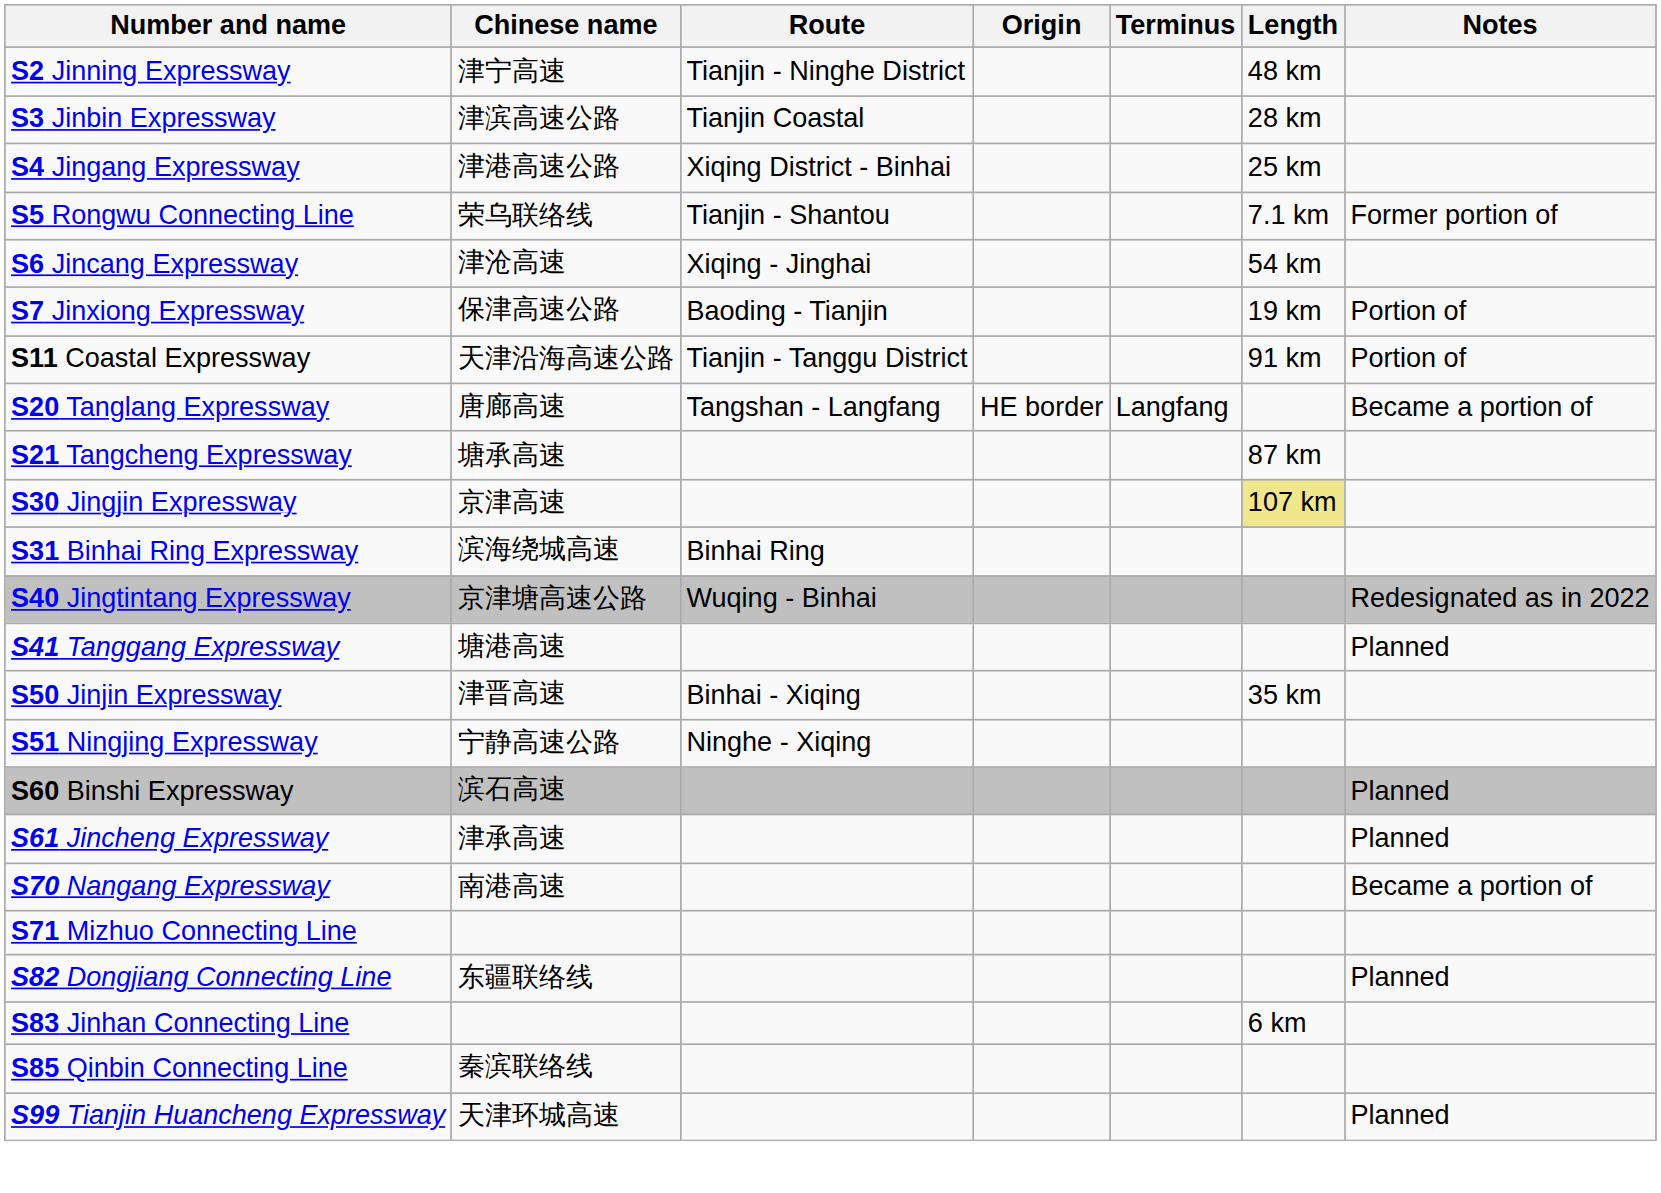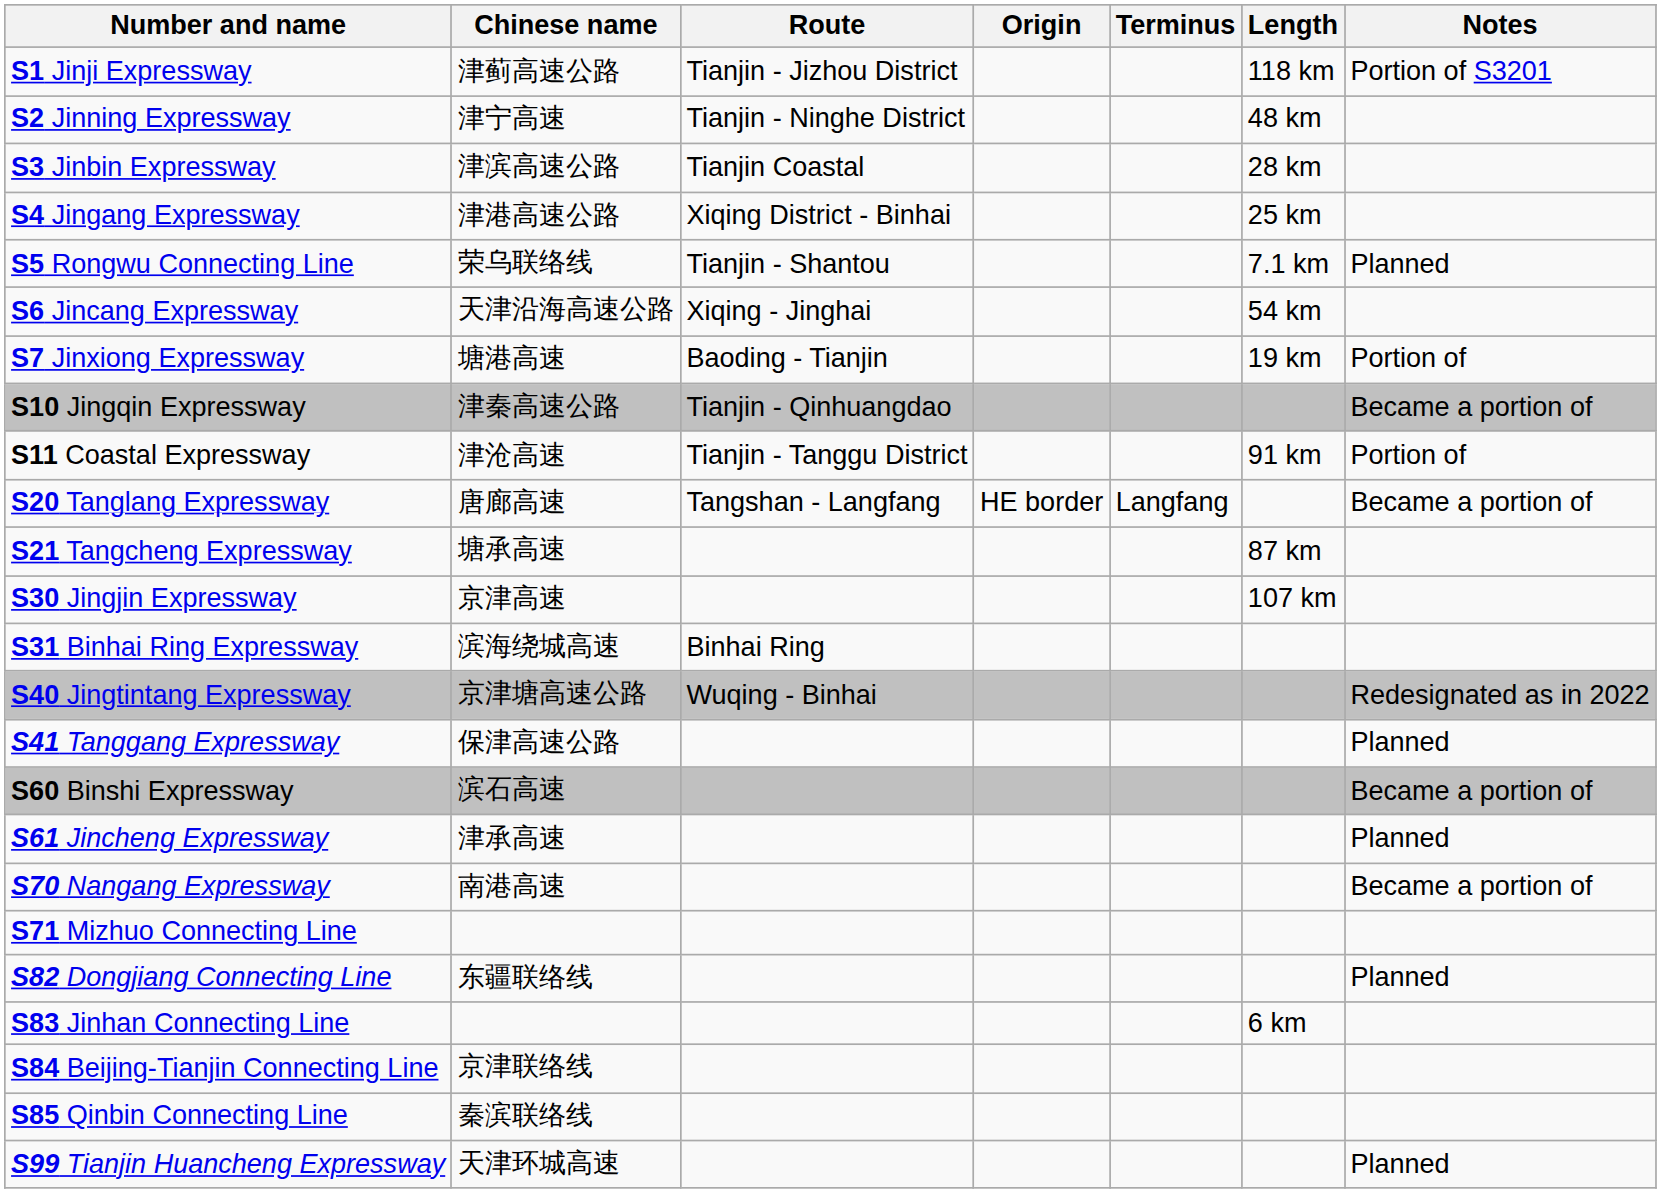+ row: (131, 71)
(1454, 215) Former portion of -> (1400, 263) Planned
(512, 262) 津沧高速 -> (566, 310) 天津沿海高速公路
(539, 310) 保津高速公路 -> (512, 358) 塘港高速
+ row: (158, 407)
(566, 358) 天津沿海高速公路 -> (512, 454) 津沧高速
(1292, 502) khaki background -> (1292, 598) no background
(512, 645) 塘港高速 -> (539, 741) 保津高速公路
- row: (146, 694)
- row: (164, 742)
(1400, 790) Planned -> (1471, 790) Became a portion of
+ row: (225, 1068)
